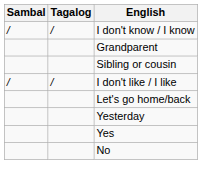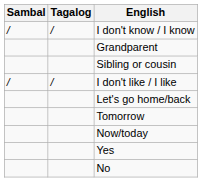+ row: (120, 116)
+ row: (122, 133)
- row: (120, 116)
